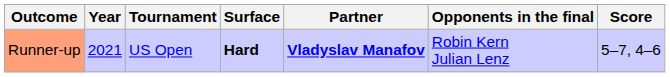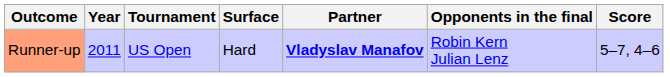(105, 50) 2021 -> (104, 50) 2011
(241, 50) bold -> (239, 50) normal
